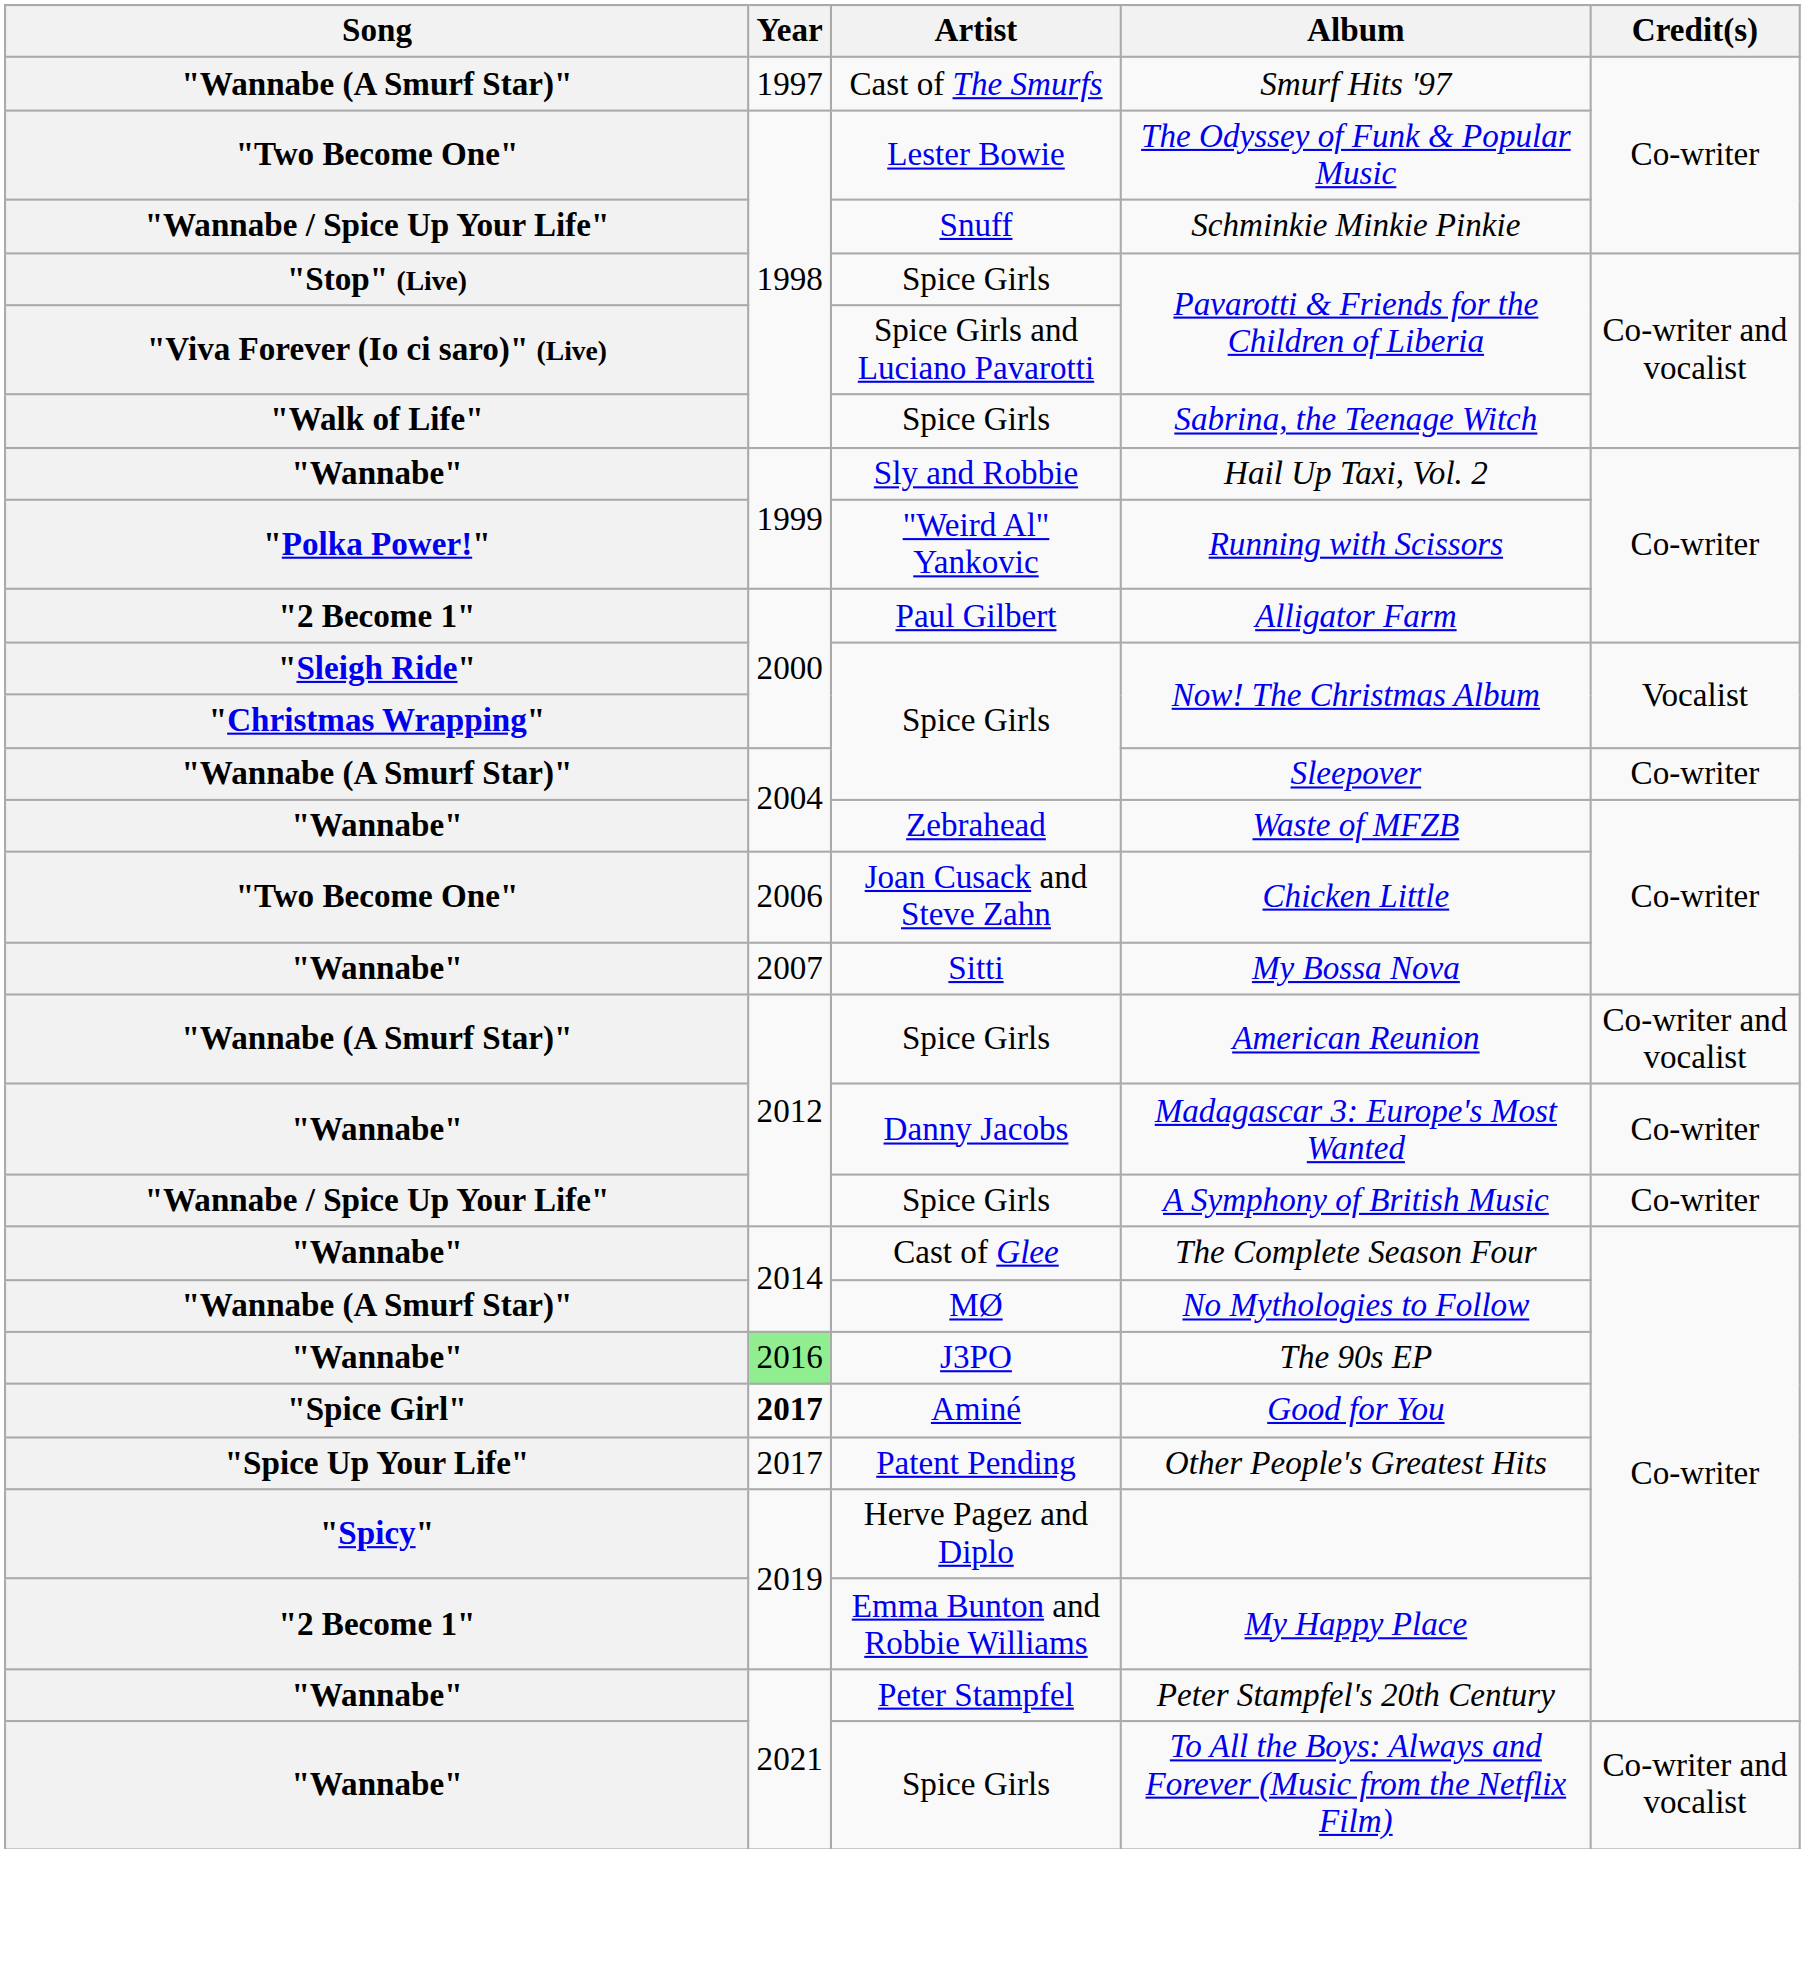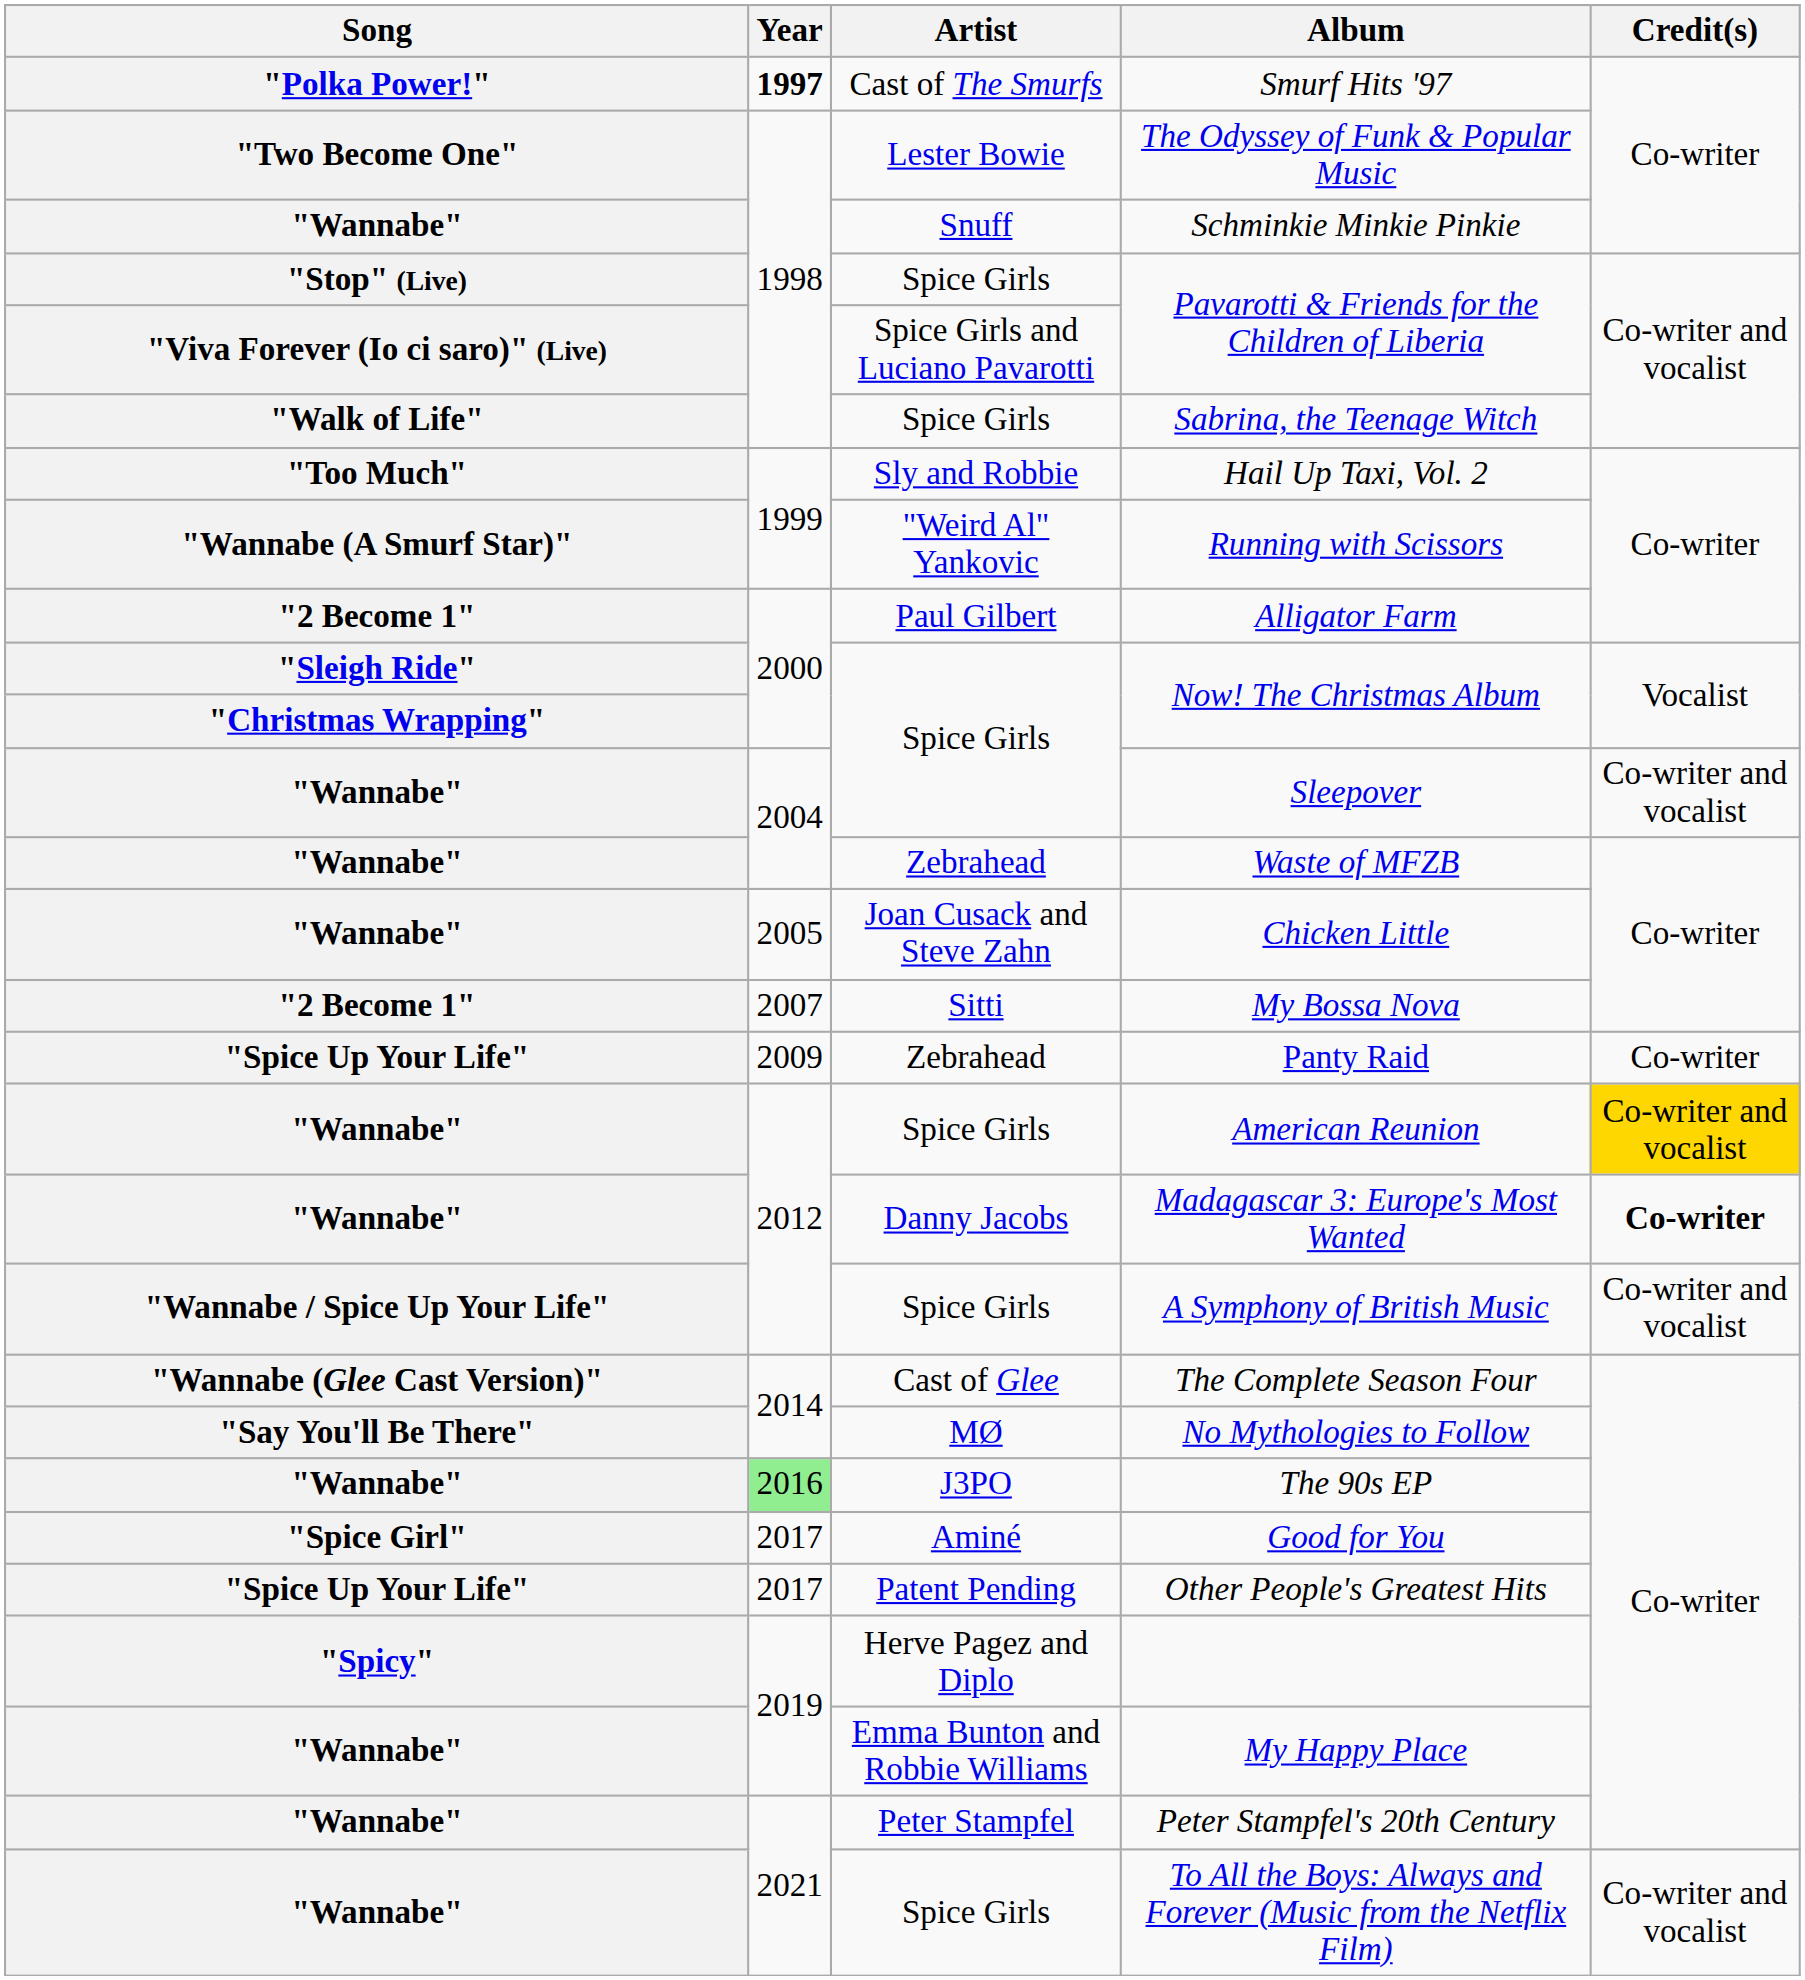(377, 83) "Wannabe (A Smurf Star)" -> (377, 83) "Polka Power!"
(790, 83) normal -> (790, 83) bold
(377, 225) "Wannabe / Spice Up Your Life" -> (377, 225) "Wannabe"
(377, 472) "Wannabe" -> (377, 472) "Too Much"
(377, 544) "Polka Power!" -> (377, 544) "Wannabe (A Smurf Star)"
(377, 772) "Wannabe (A Smurf Star)" -> (377, 791) "Wannabe"
(1695, 772) Co-writer -> (1695, 791) Co-writer and vocalist
(377, 896) "Two Become One" -> (377, 933) "Wannabe"
(790, 896) 2006 -> (790, 933) 2005
(377, 967) "Wannabe" -> (377, 1004) "2 Become 1"
+ row: (976, 1057)
(377, 1038) "Wannabe (A Smurf Star)" -> (377, 1128) "Wannabe"
(1695, 1038) no background -> (1695, 1128) gold background
(1695, 1128) normal -> (1695, 1218) bold
(1695, 1199) Co-writer -> (1695, 1308) Co-writer and vocalist
(377, 1252) "Wannabe" -> (377, 1379) "Wannabe (Glee Cast Version)"
(377, 1304) "Wannabe (A Smurf Star)" -> (377, 1431) "Say You'll Be There"
(790, 1409) bold -> (790, 1536) normal
(377, 1623) "2 Become 1" -> (377, 1750) "Wannabe"
